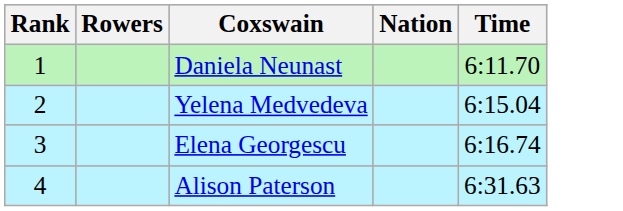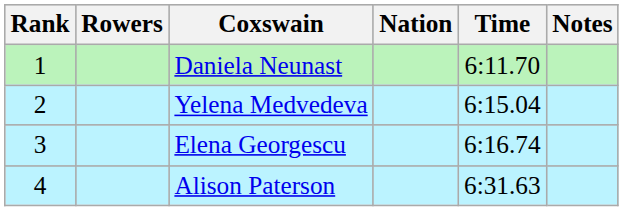+ column: (582, 24)
